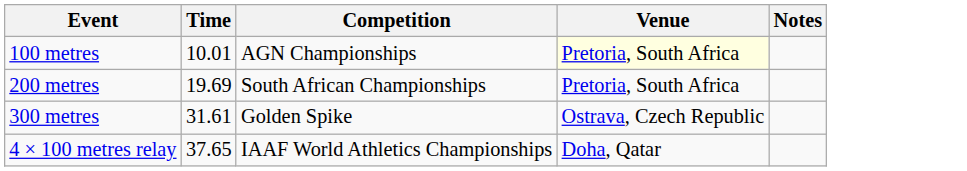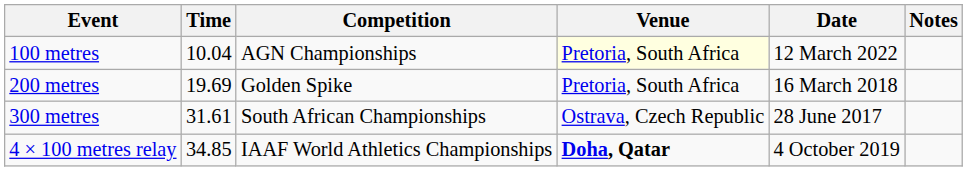+ column: (837, 20)
(209, 52) 10.01 -> (209, 52) 10.04
(363, 85) South African Championships -> (297, 85) Golden Spike
(297, 117) Golden Spike -> (363, 117) South African Championships
(209, 149) 37.65 -> (209, 149) 34.85
(611, 149) normal -> (616, 149) bold
